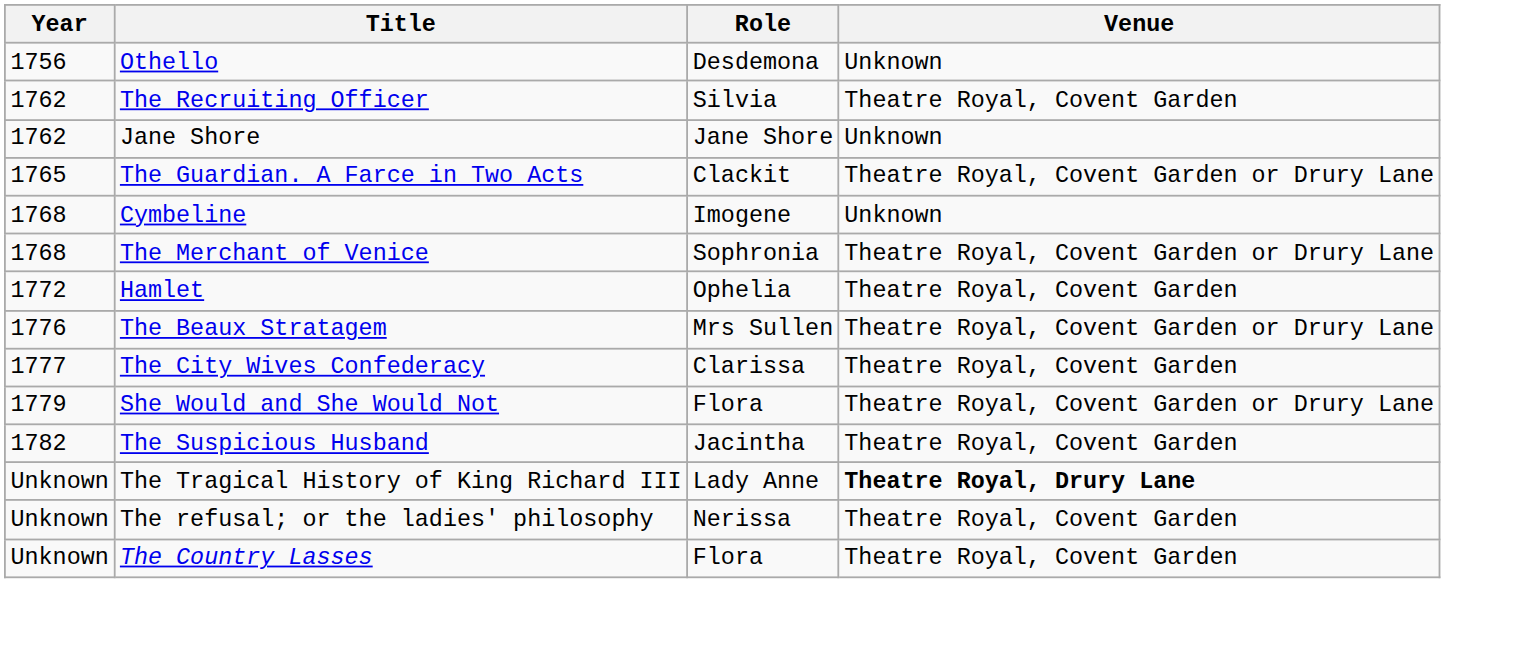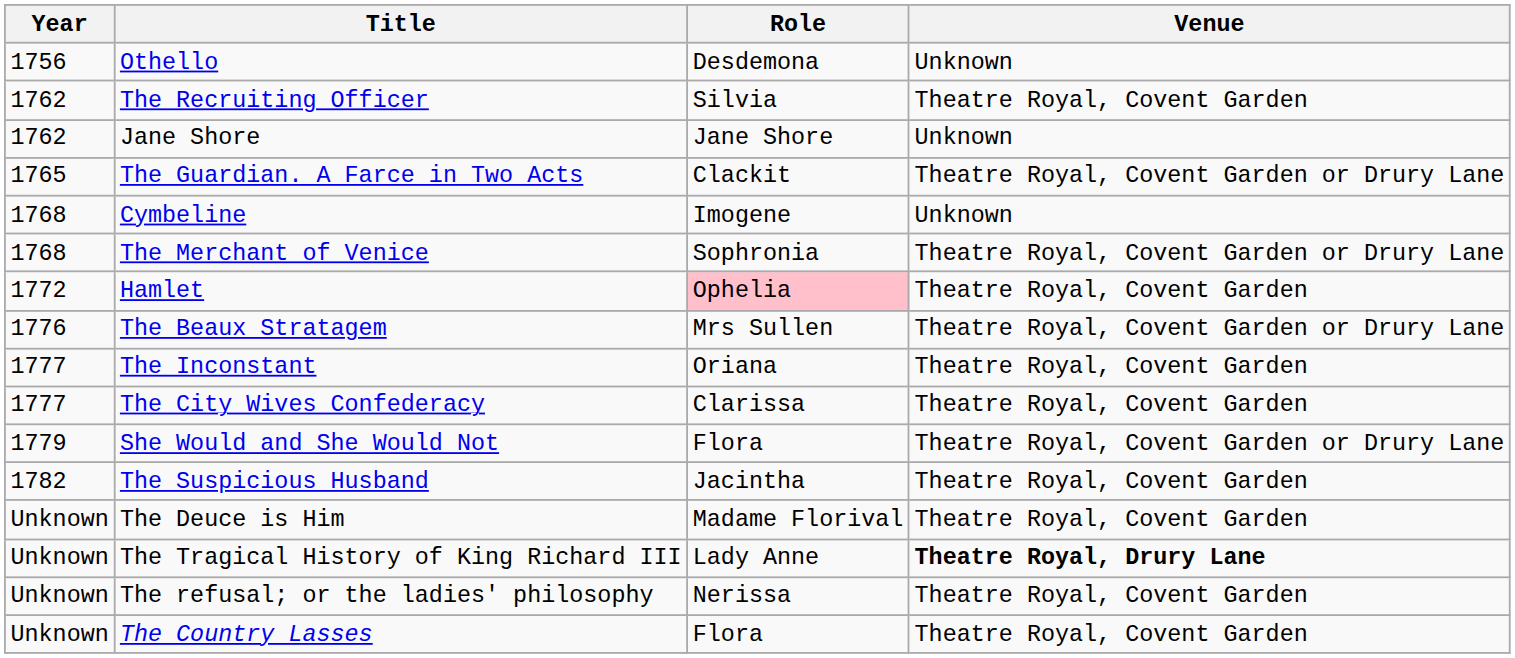(742, 291) no background -> (742, 291) pink background
+ row: (218, 367)
+ row: (232, 520)
